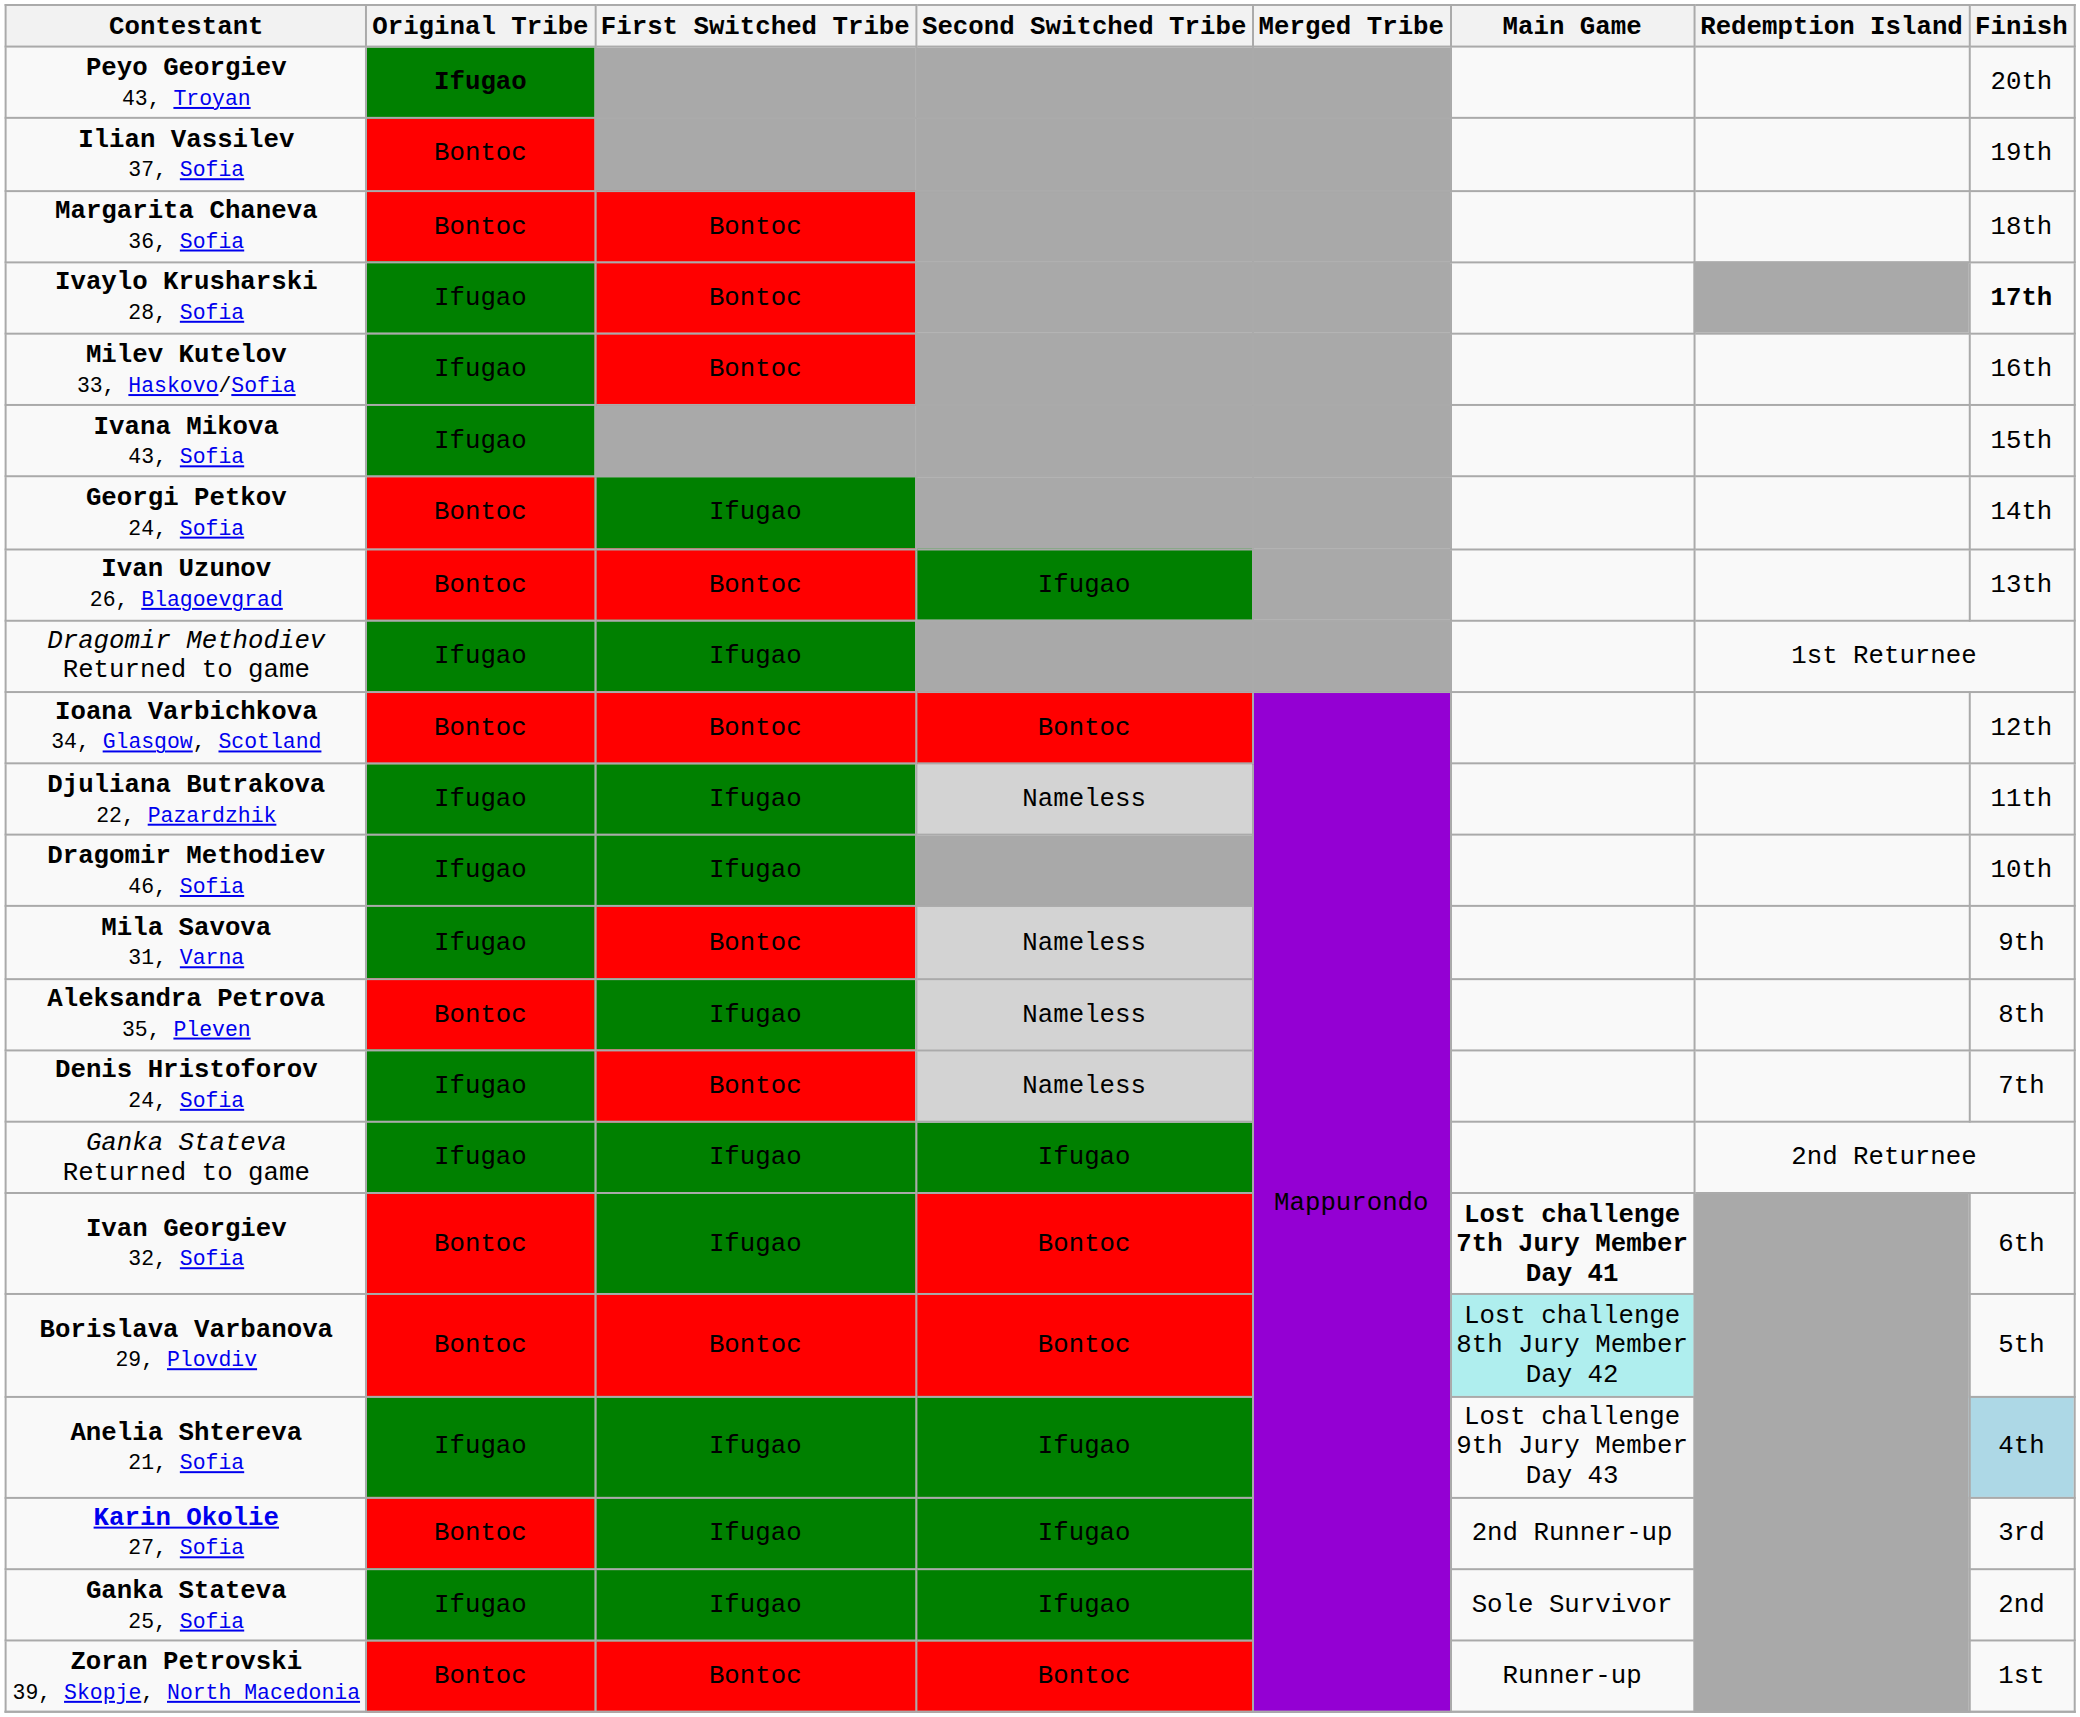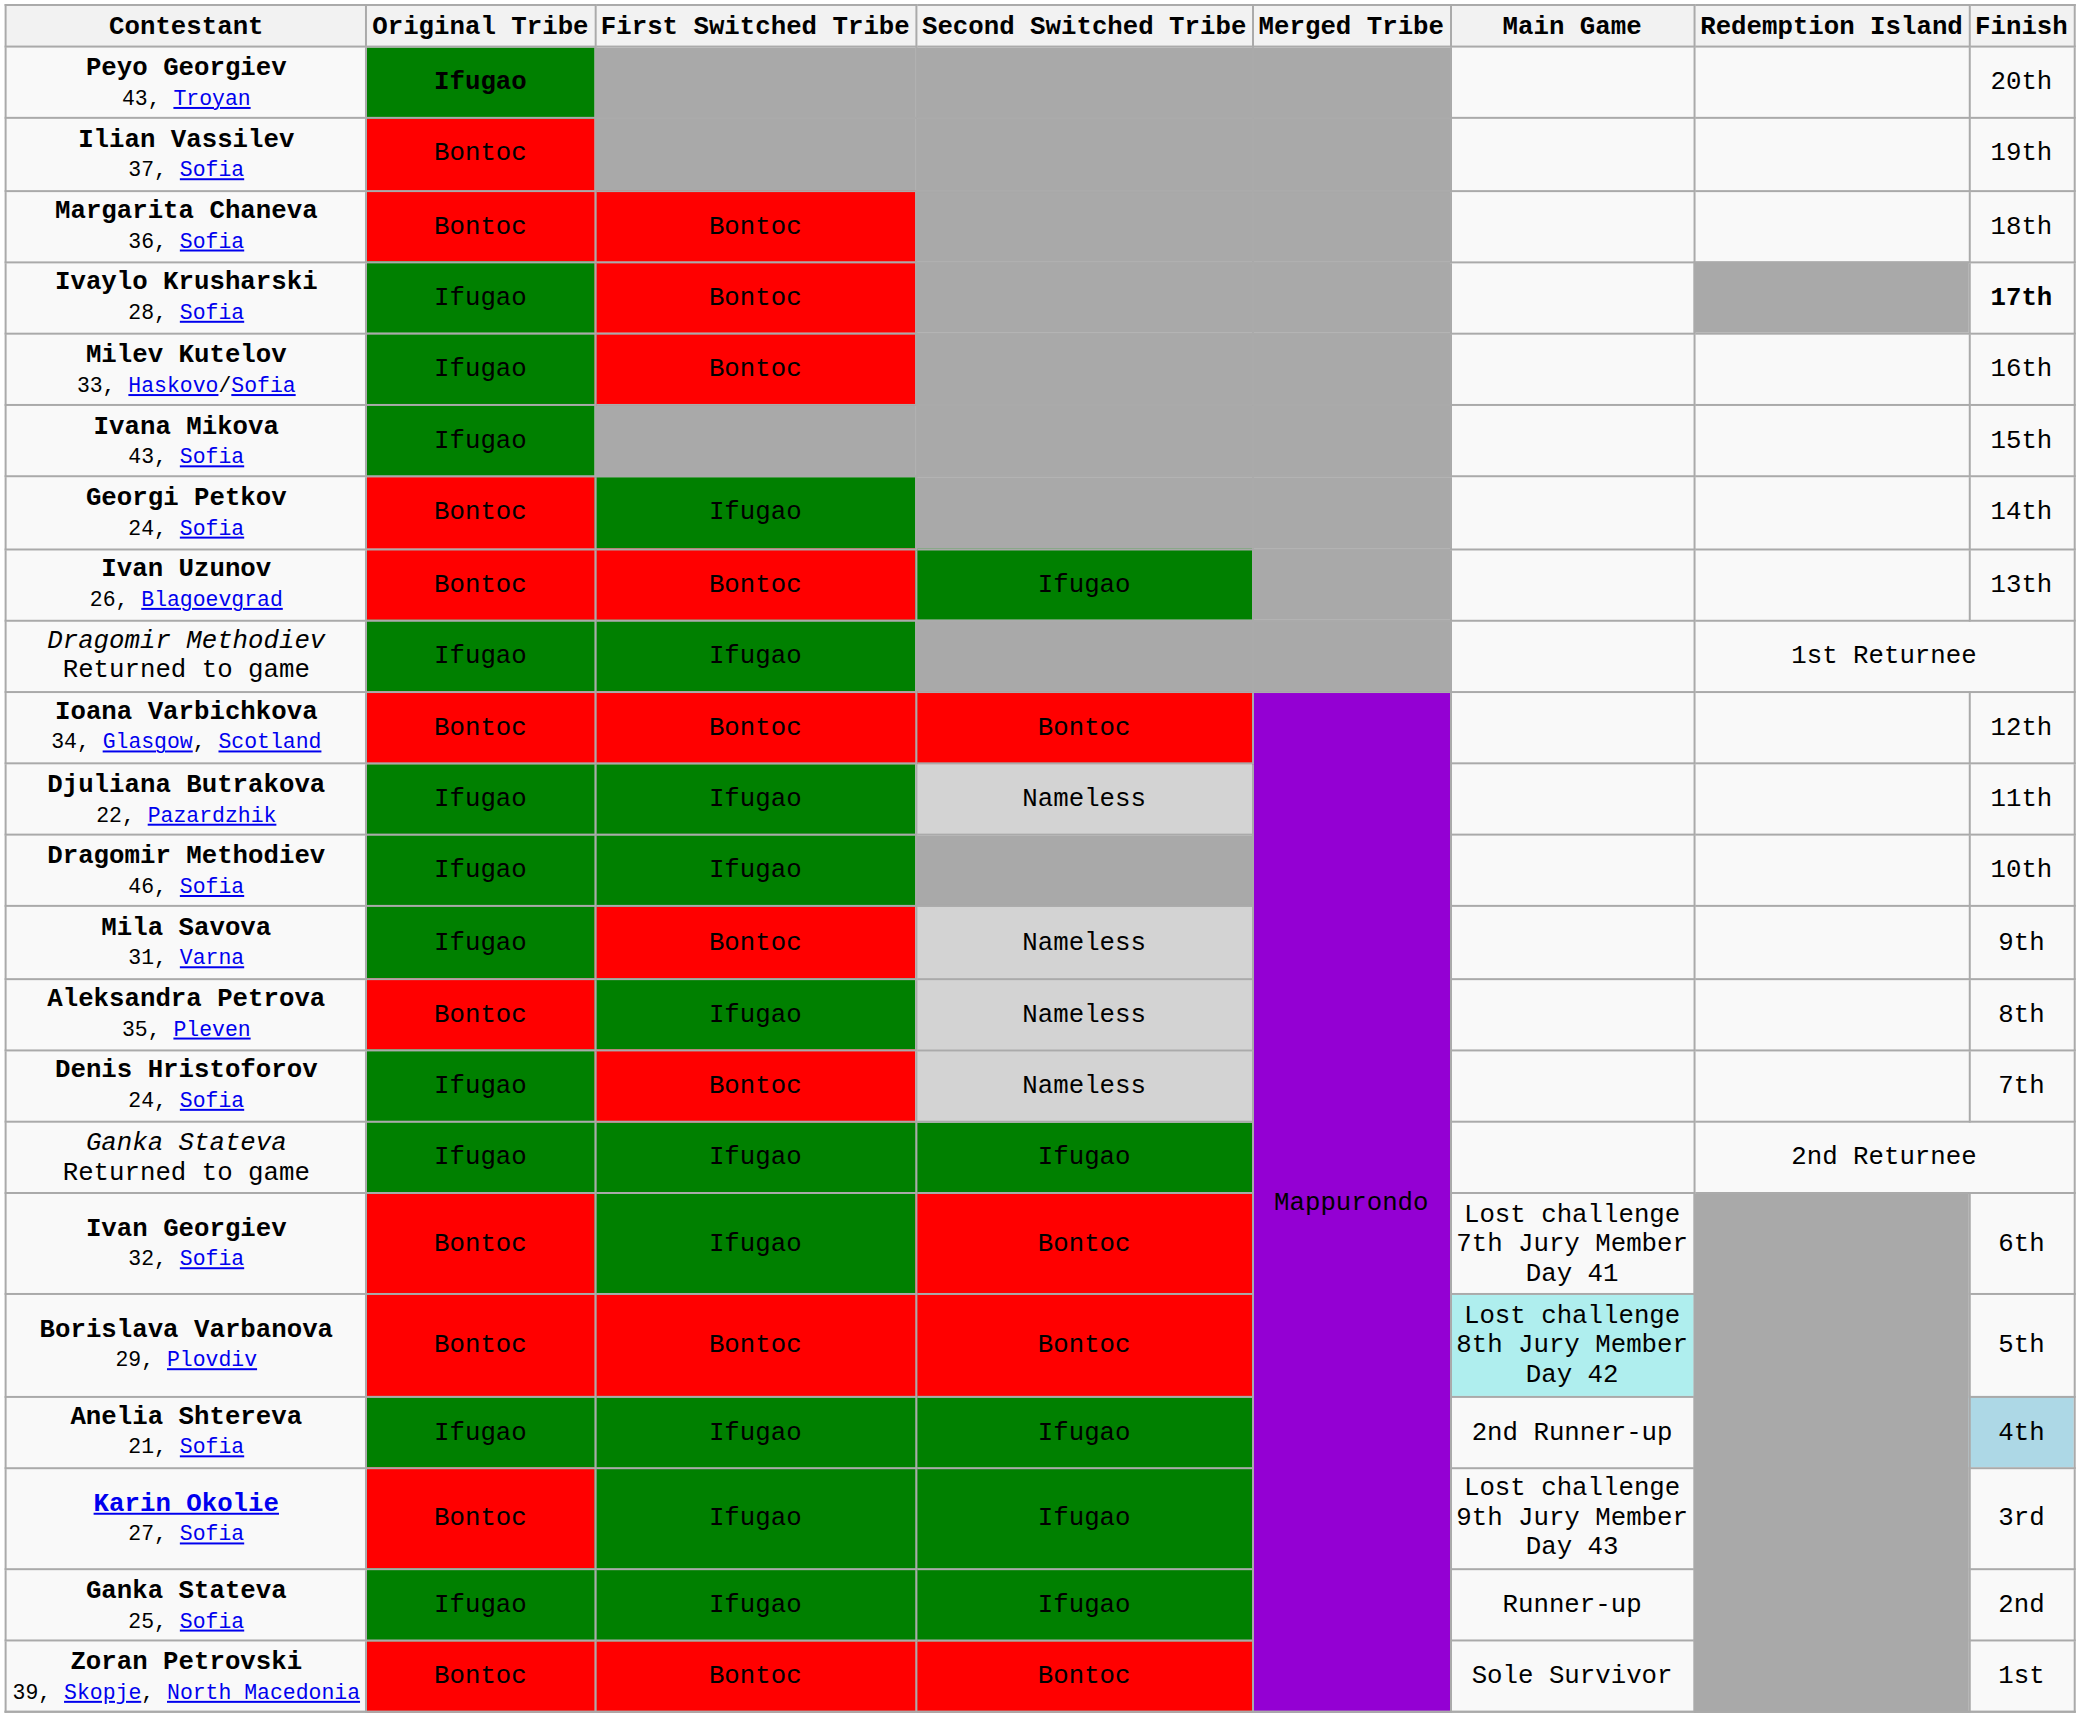(1572, 1244) bold -> (1572, 1244) normal
(1572, 1447) Lost challenge 9th Jury Member Day 43 -> (1572, 1432) 2nd Runner-up
(1572, 1533) 2nd Runner-up -> (1572, 1518) Lost challenge 9th Jury Member Day 43
(1572, 1605) Sole Survivor -> (1572, 1605) Runner-up
(1572, 1677) Runner-up -> (1572, 1677) Sole Survivor
